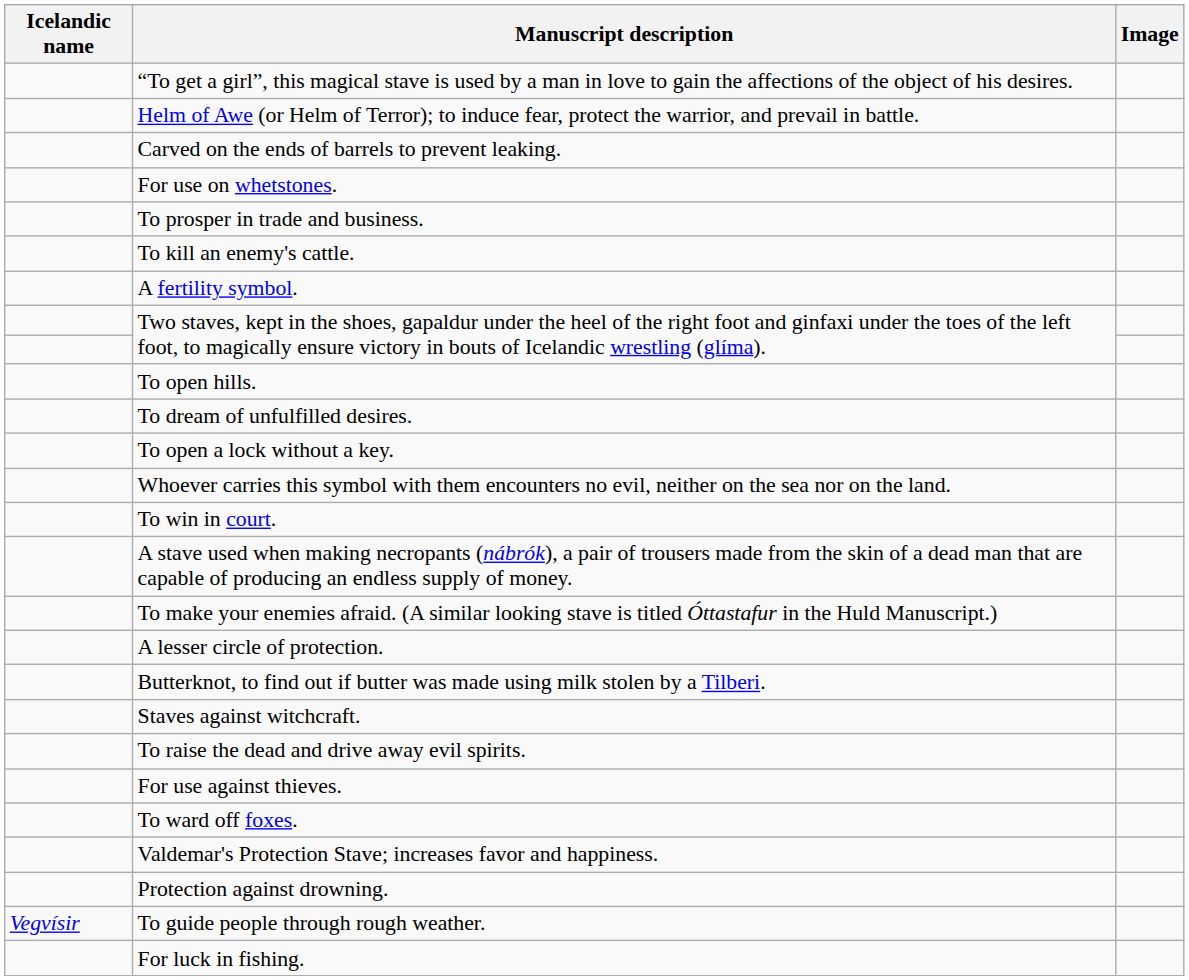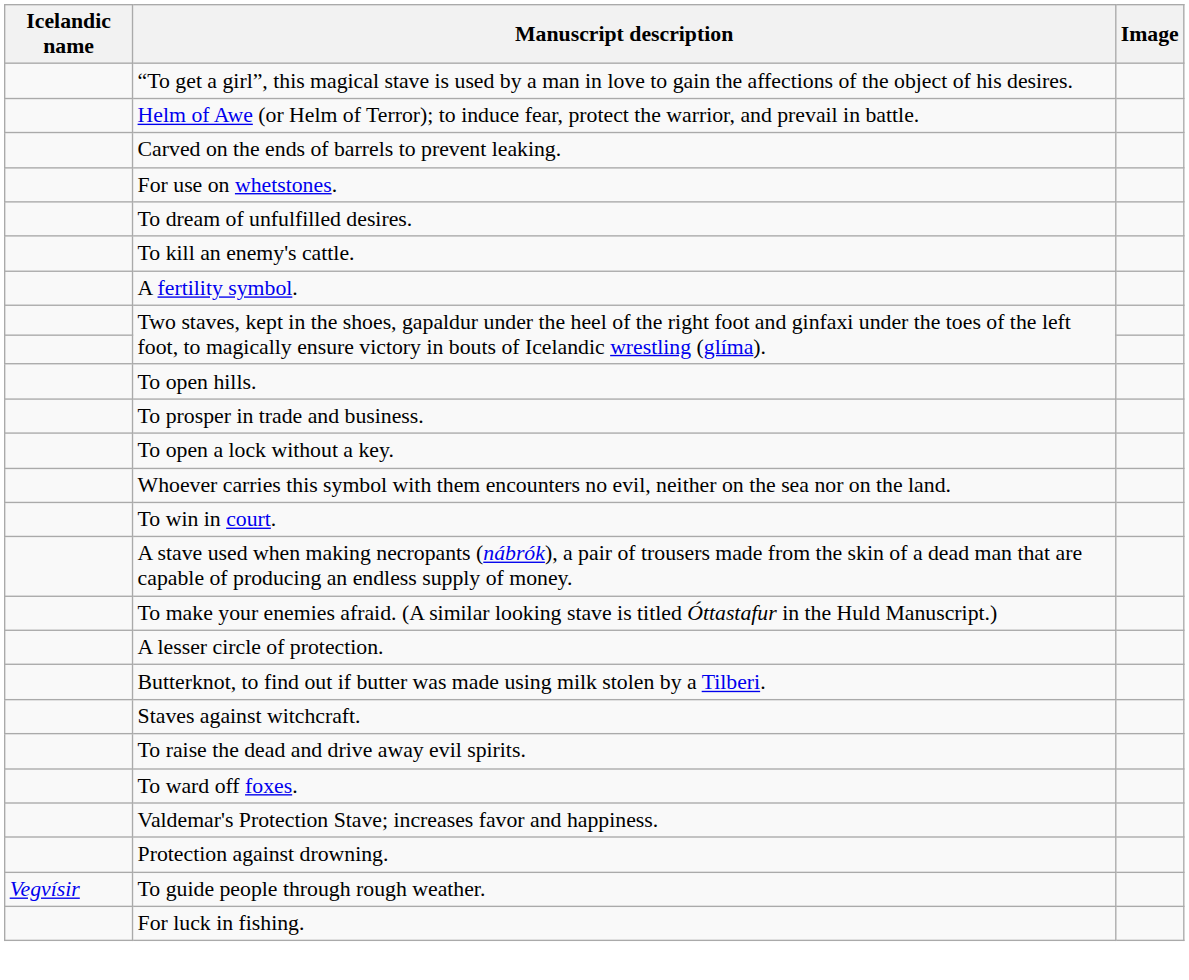rows swapped: (69, 416) <-> (69, 219)
- row: (69, 786)
